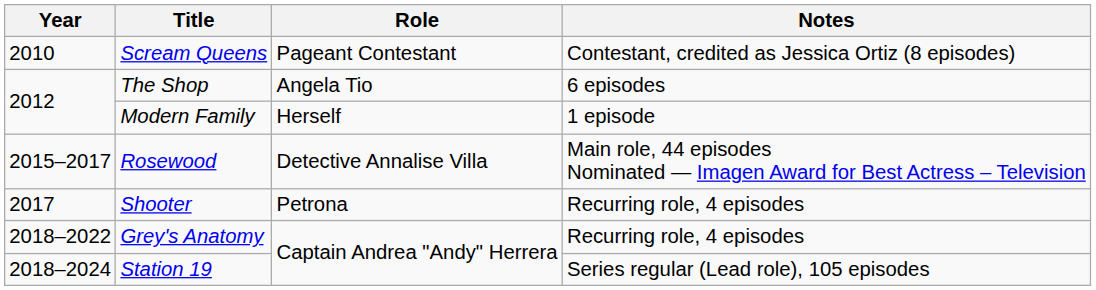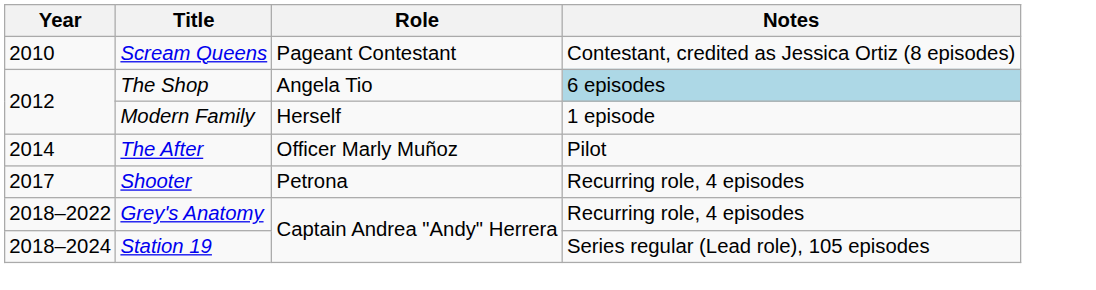(616, 85) no background -> (616, 85) lightblue background
+ row: (162, 149)
- row: (168, 160)
